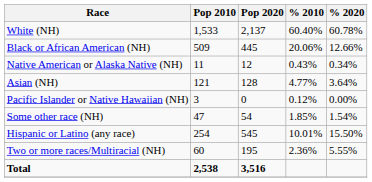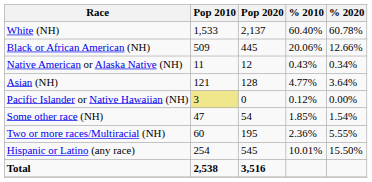(196, 99) no background -> (196, 99) khaki background
rows swapped: (86, 151) <-> (71, 133)
